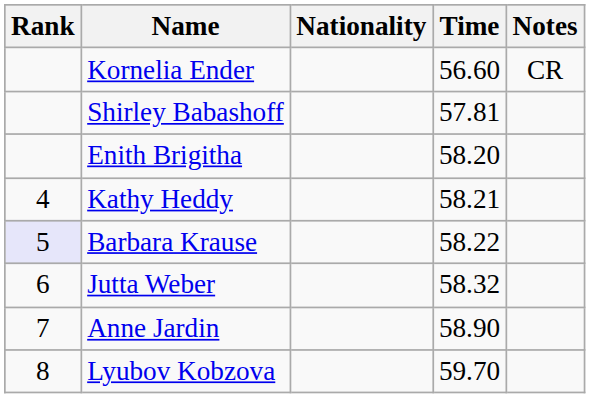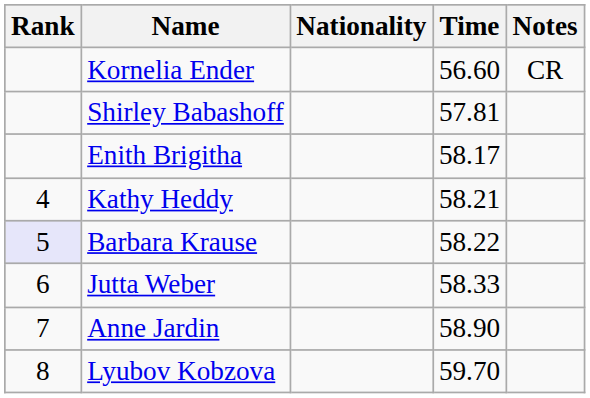(469, 155) 58.20 -> (469, 155) 58.17
(469, 284) 58.32 -> (469, 284) 58.33
